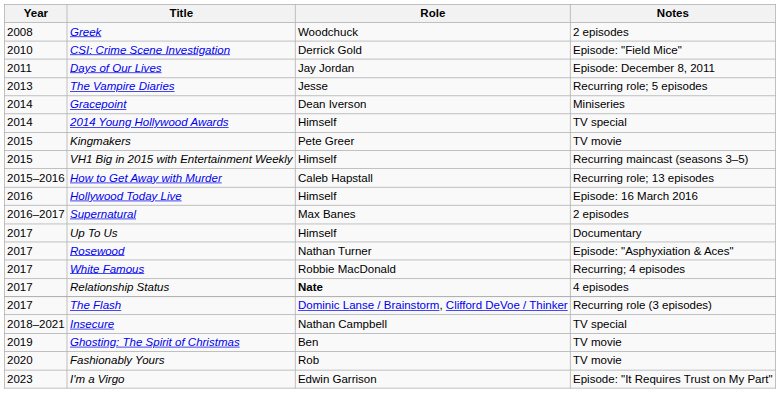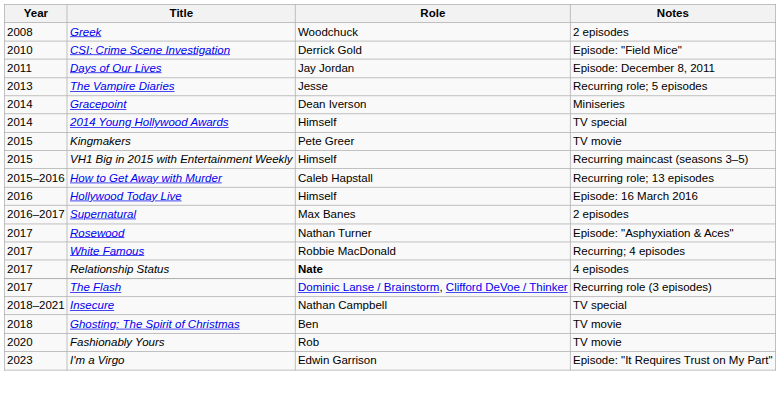- row: (94, 232)
(20, 342) 2019 -> (20, 324) 2018
